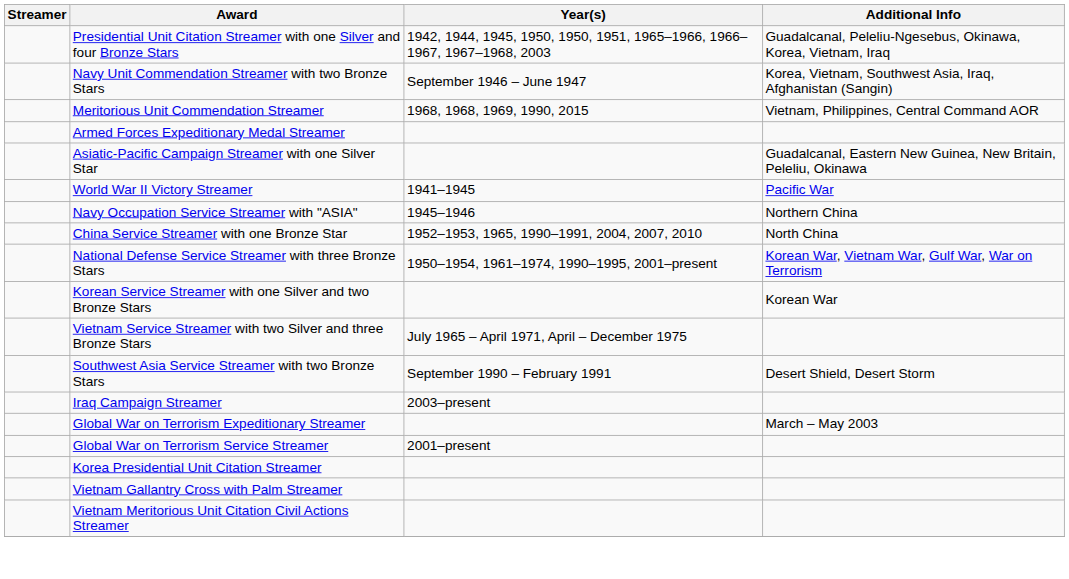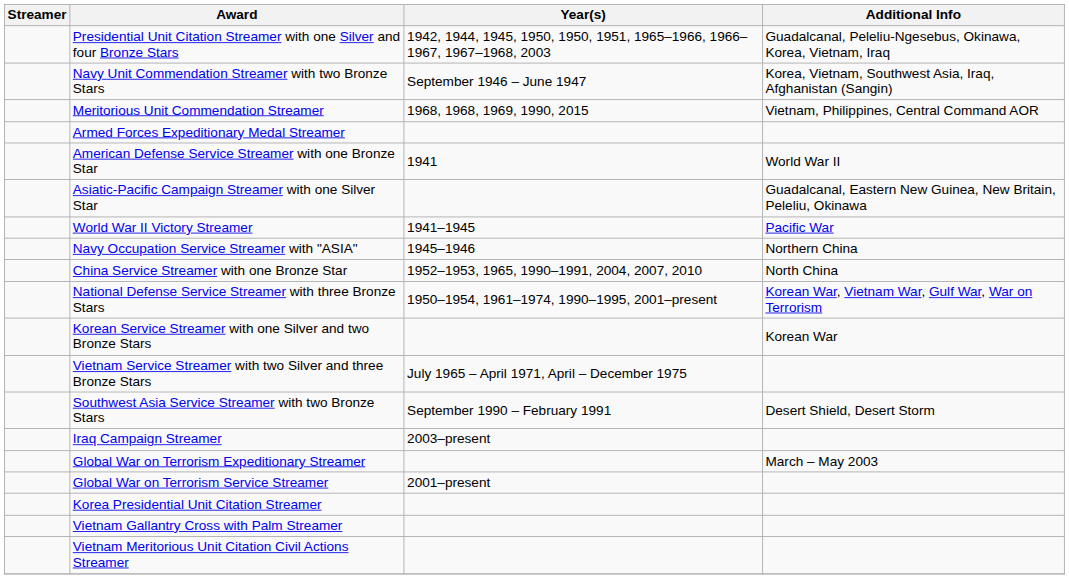+ row: (234, 161)
